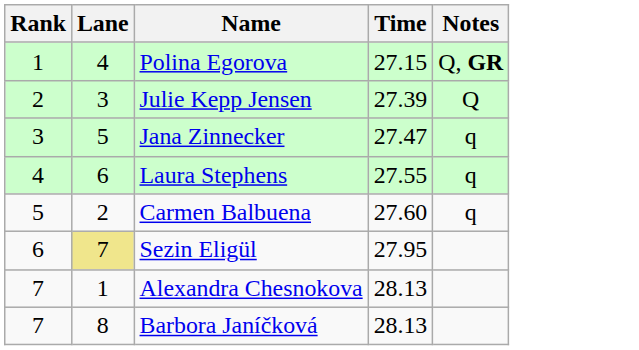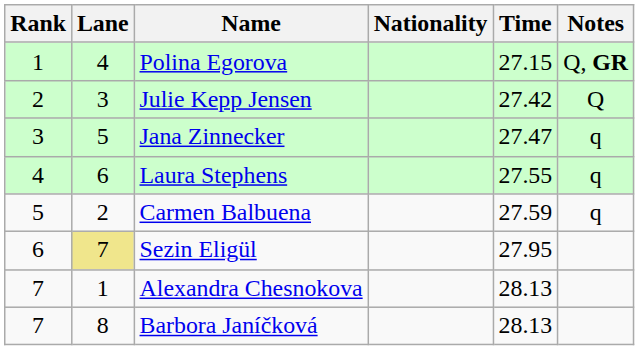+ column: (431, 23)
(400, 99) 27.39 -> (525, 99) 27.42
(400, 212) 27.60 -> (525, 212) 27.59
